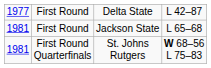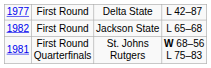(18, 28) 1981 -> (18, 28) 1982
